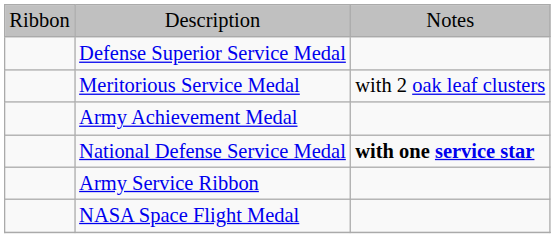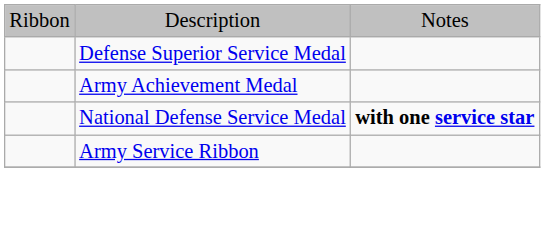- row: (189, 85)
- row: (189, 215)
